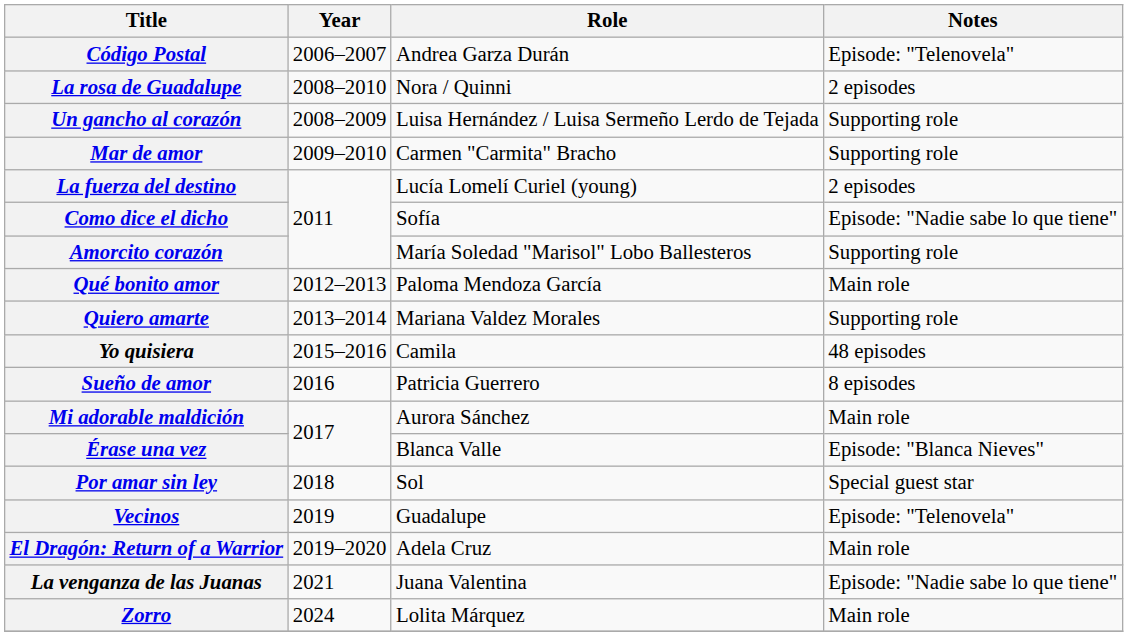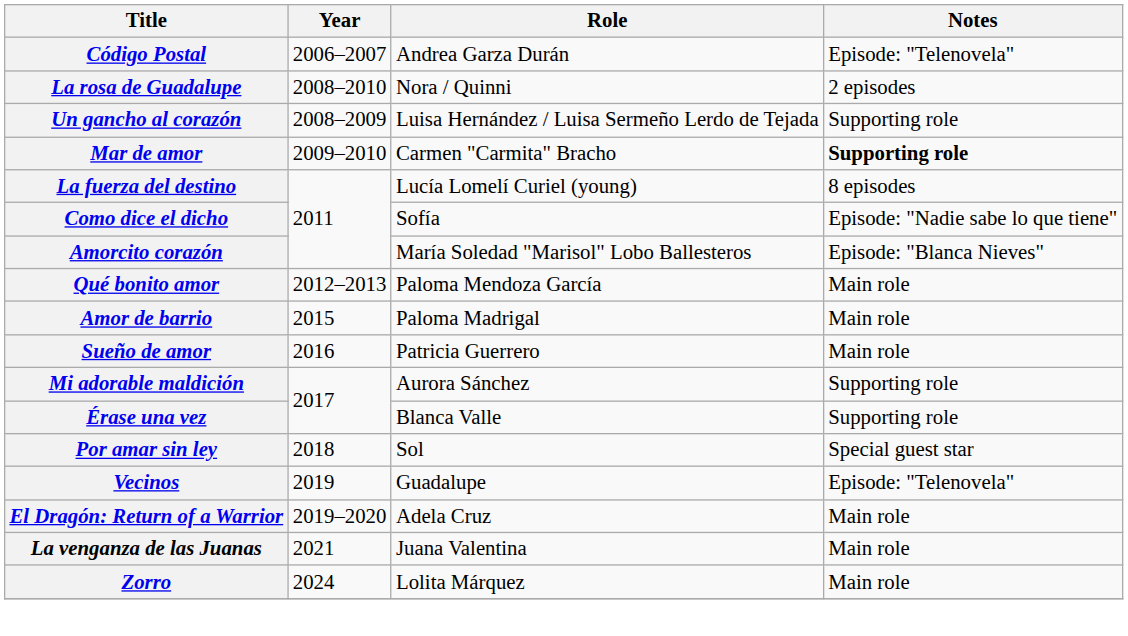(893, 152) normal -> (898, 152) bold
(872, 185) 2 episodes -> (872, 185) 8 episodes
(893, 251) Supporting role -> (936, 251) Episode: "Blanca Nieves"
- row: (146, 317)
+ row: (146, 317)
- row: (146, 350)
(872, 383) 8 episodes -> (869, 350) Main role
(869, 416) Main role -> (893, 383) Supporting role
(936, 449) Episode: "Blanca Nieves" -> (893, 416) Supporting role
(973, 581) Episode: "Nadie sabe lo que tiene" -> (869, 548) Main role
